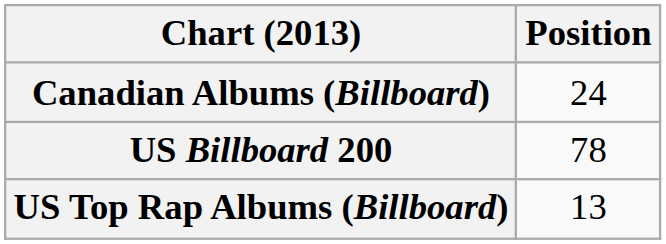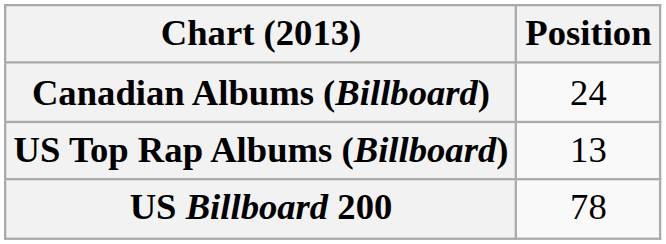rows swapped: (261, 149) <-> (261, 207)
